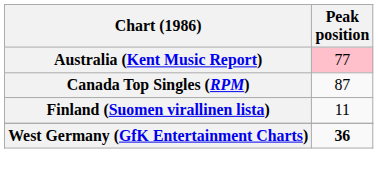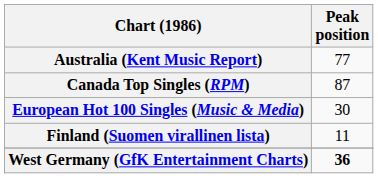(342, 60) pink background -> (342, 60) no background
+ row: (158, 110)
